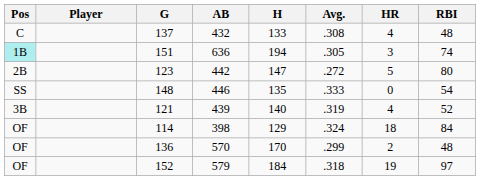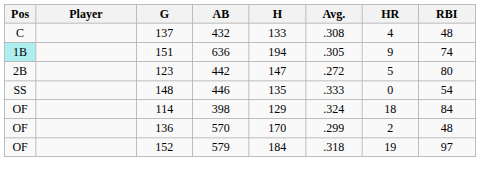(390, 52) 3 -> (390, 52) 9
- row: (164, 109)
